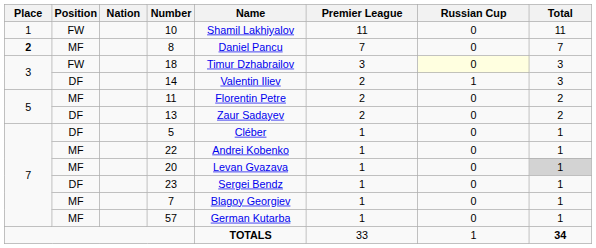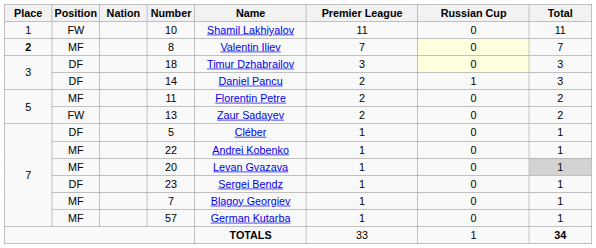(251, 47) Daniel Pancu -> (251, 47) Valentin Iliev
(474, 47) no background -> (474, 47) lightyellow background
(76, 64) FW -> (76, 64) DF
(251, 81) Valentin Iliev -> (251, 81) Daniel Pancu
(76, 116) DF -> (76, 116) FW
